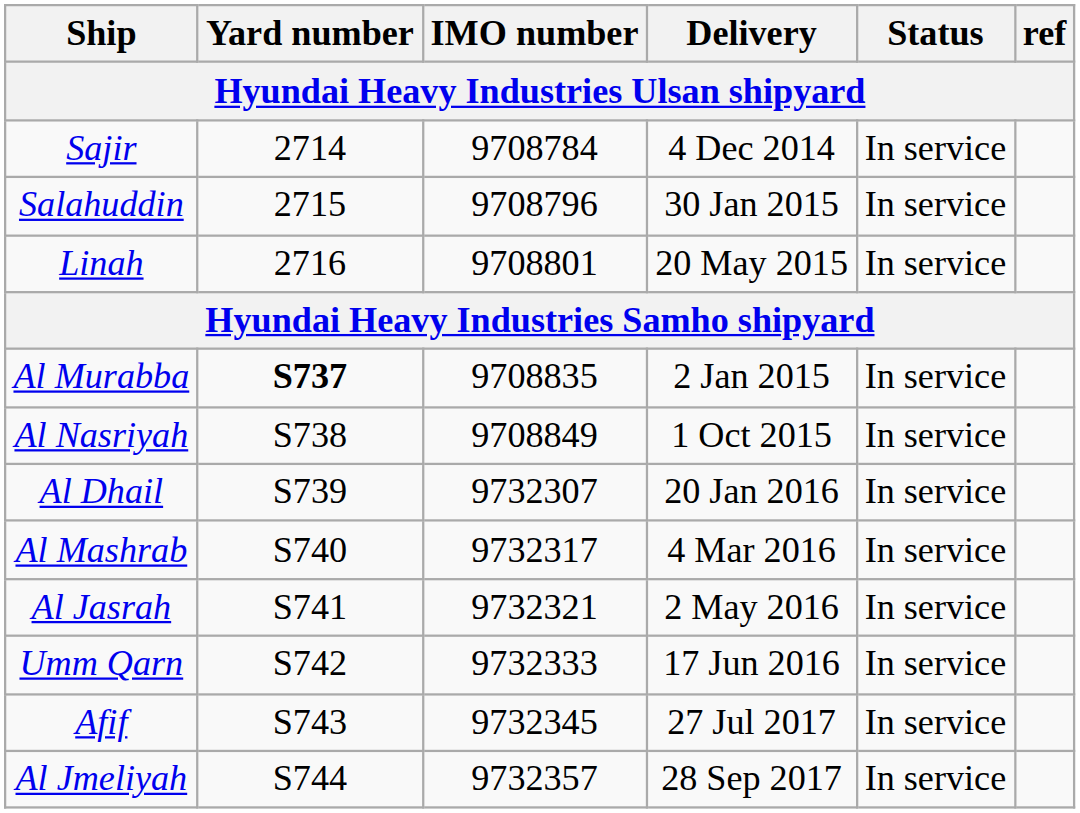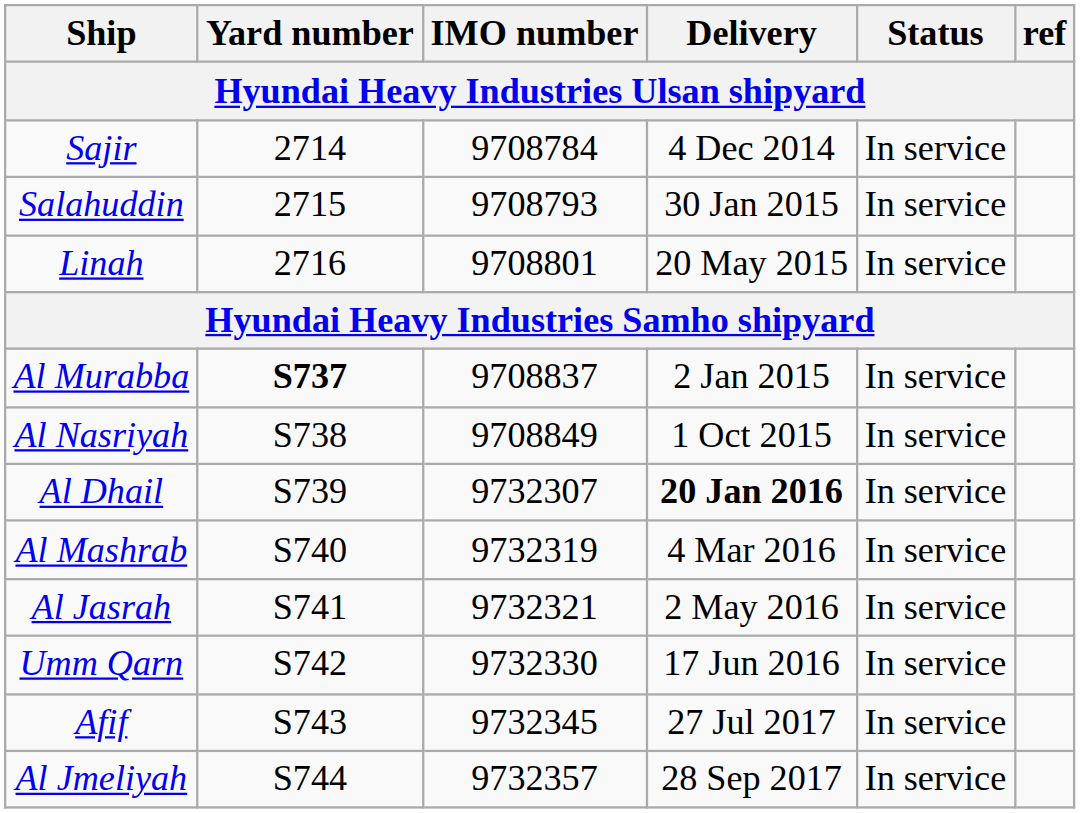(534, 205) 9708796 -> (534, 205) 9708793
(534, 377) 9708835 -> (534, 377) 9708837
(752, 491) normal -> (752, 491) bold
(534, 549) 9732317 -> (534, 549) 9732319
(534, 663) 9732333 -> (534, 663) 9732330
